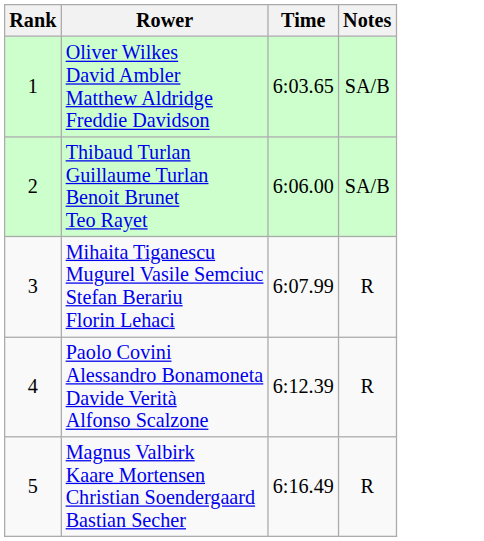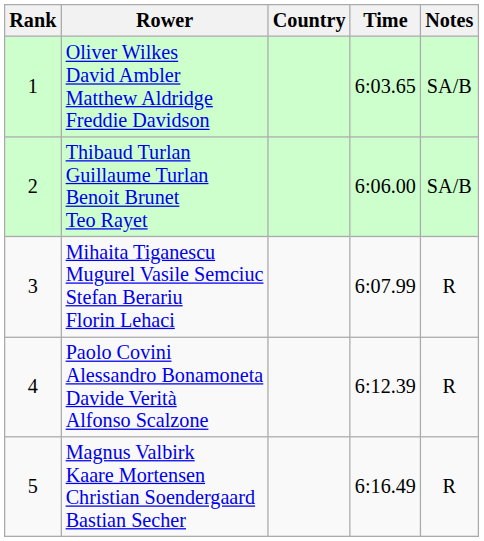+ column: (309, 20)
